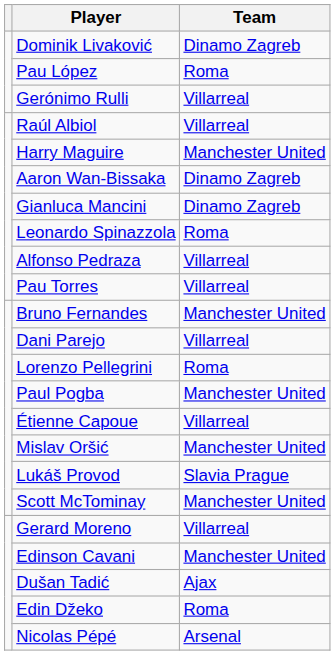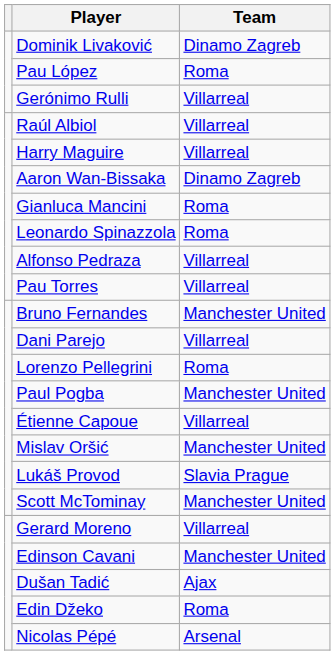(255, 152) Manchester United -> (216, 152) Villarreal
(242, 206) Dinamo Zagreb -> (206, 206) Roma
